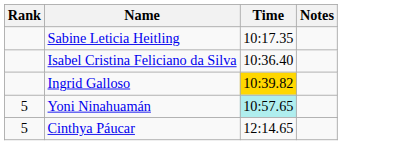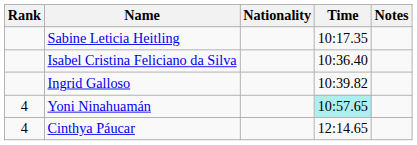+ column: (277, 15)
(268, 83) gold background -> (343, 83) no background
(24, 106) 5 -> (24, 106) 4
(24, 128) 5 -> (24, 128) 4
